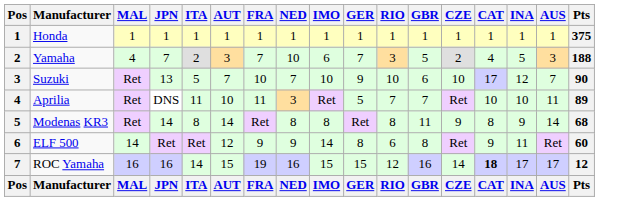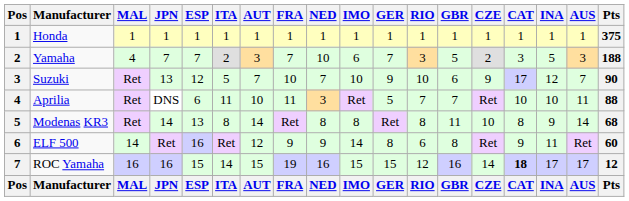+ column: (197, 14)
(491, 57) 4 -> (521, 57) 3
(458, 78) 10 -> (488, 78) 9
(582, 100) 89 -> (611, 100) 88
(458, 121) 9 -> (488, 121) 10
